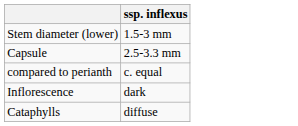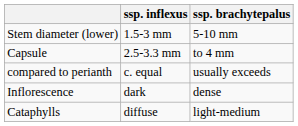+ column: (242, 14)
